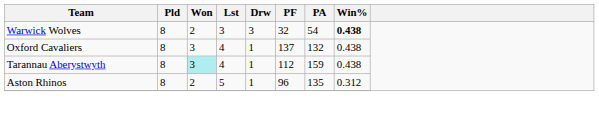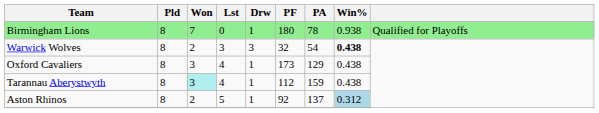+ row: (48, 30)
(286, 47) 137 -> (286, 64) 173
(316, 47) 132 -> (316, 64) 129
(283, 82) 96 -> (283, 99) 92
(316, 82) 135 -> (316, 99) 137
(349, 82) no background -> (349, 99) lightblue background
